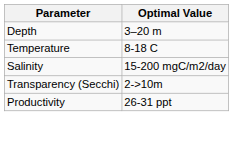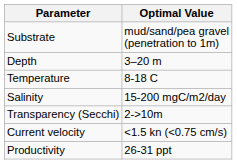+ row: (31, 37)
+ row: (46, 132)
